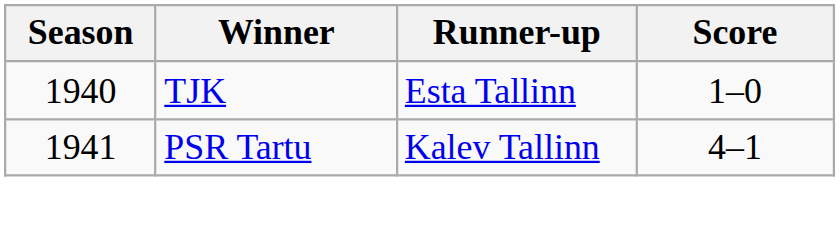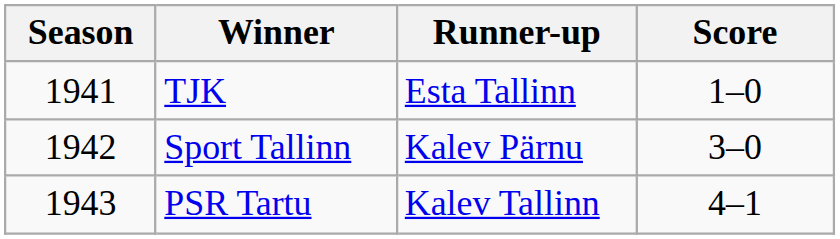(81, 89) 1940 -> (81, 89) 1941
+ row: (258, 146)
(81, 146) 1941 -> (81, 203) 1943
